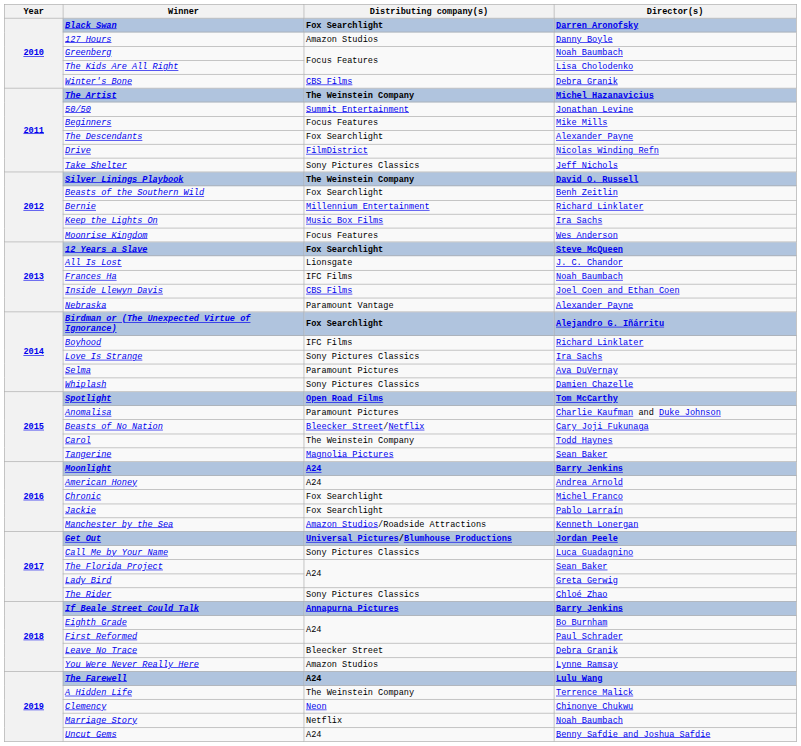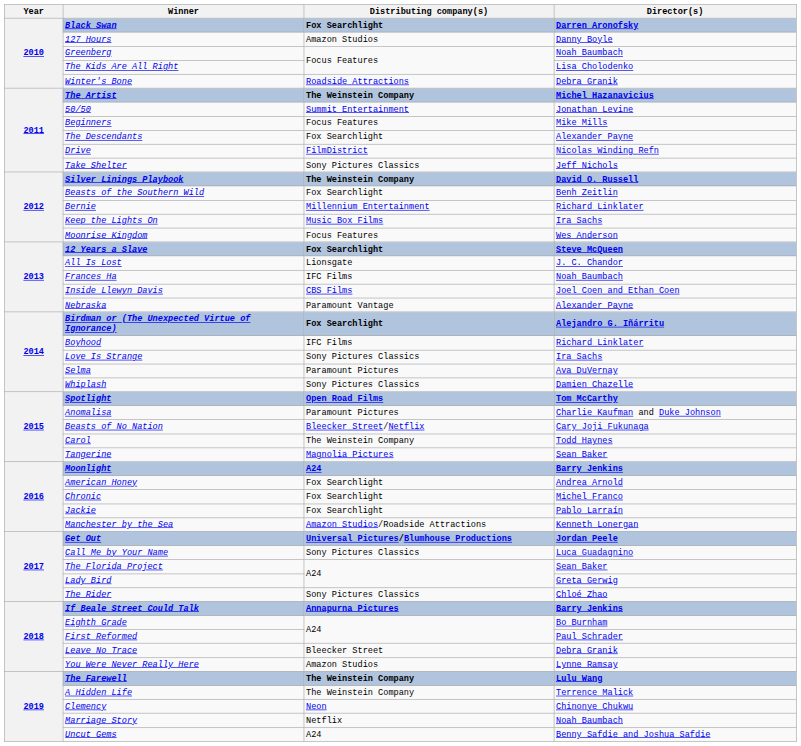(329, 81) CBS Films -> (358, 81) Roadside Attractions
(314, 483) A24 -> (345, 483) Fox Searchlight
(314, 678) A24 -> (360, 678) The Weinstein Company
